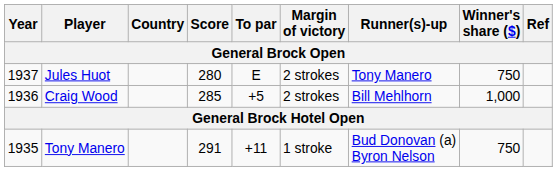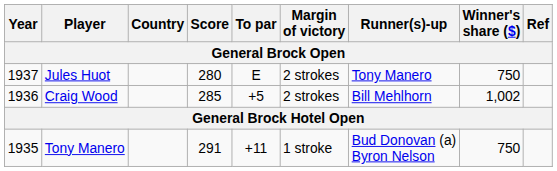(503, 97) 1,000 -> (503, 97) 1,002
